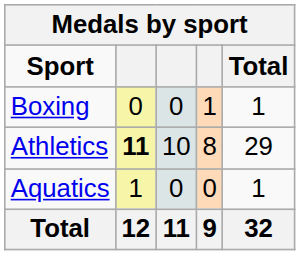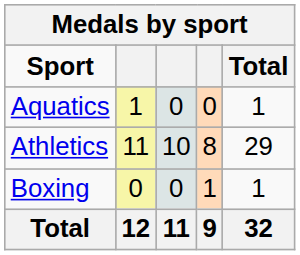rows swapped: (60, 188) <-> (50, 106)
(136, 147) bold -> (136, 147) normal
